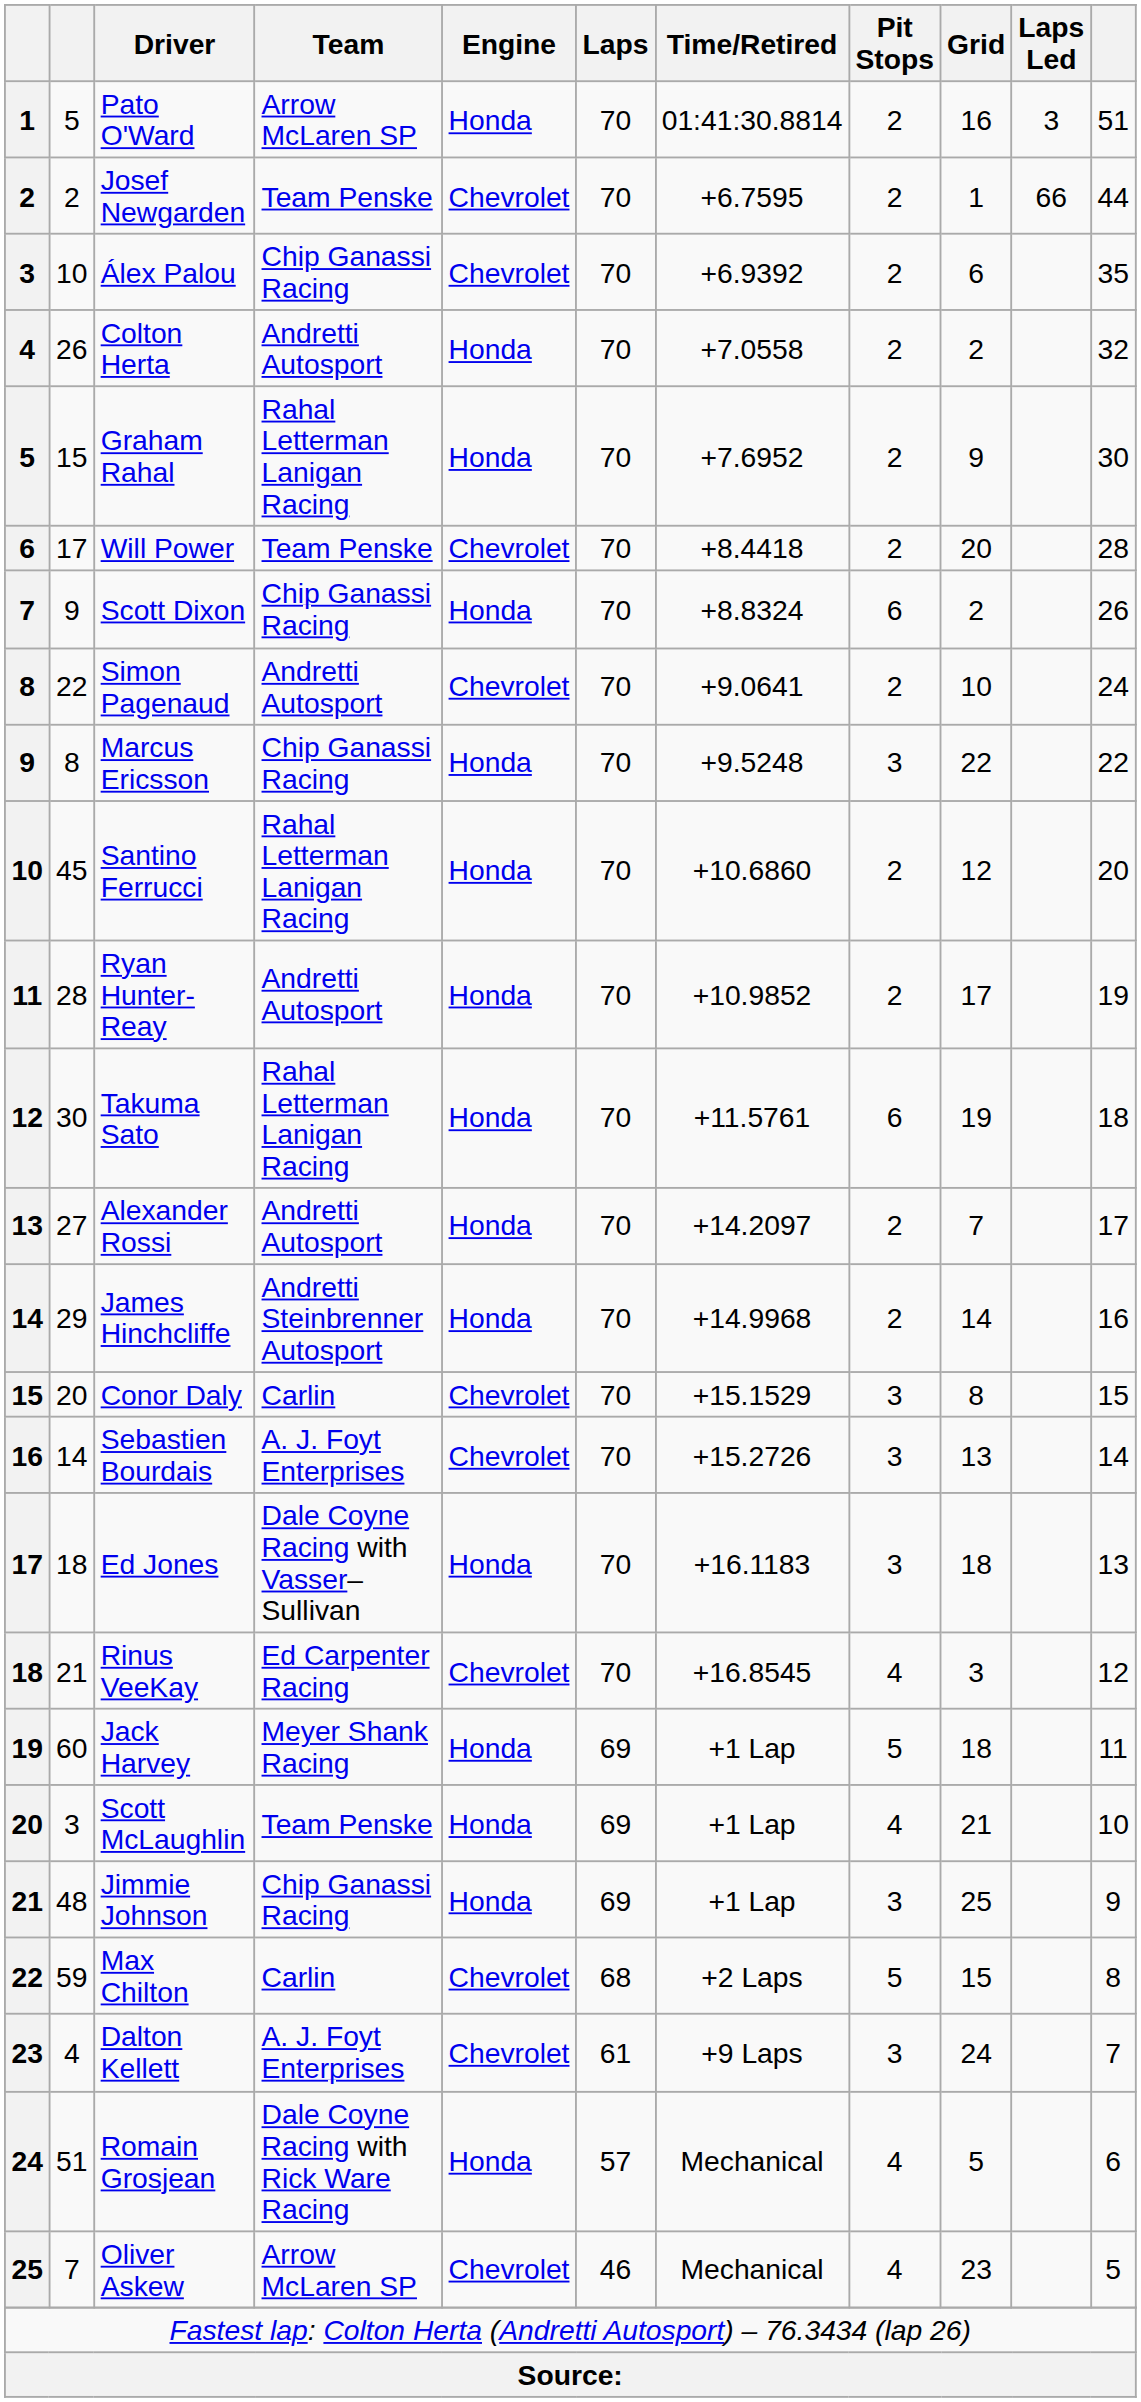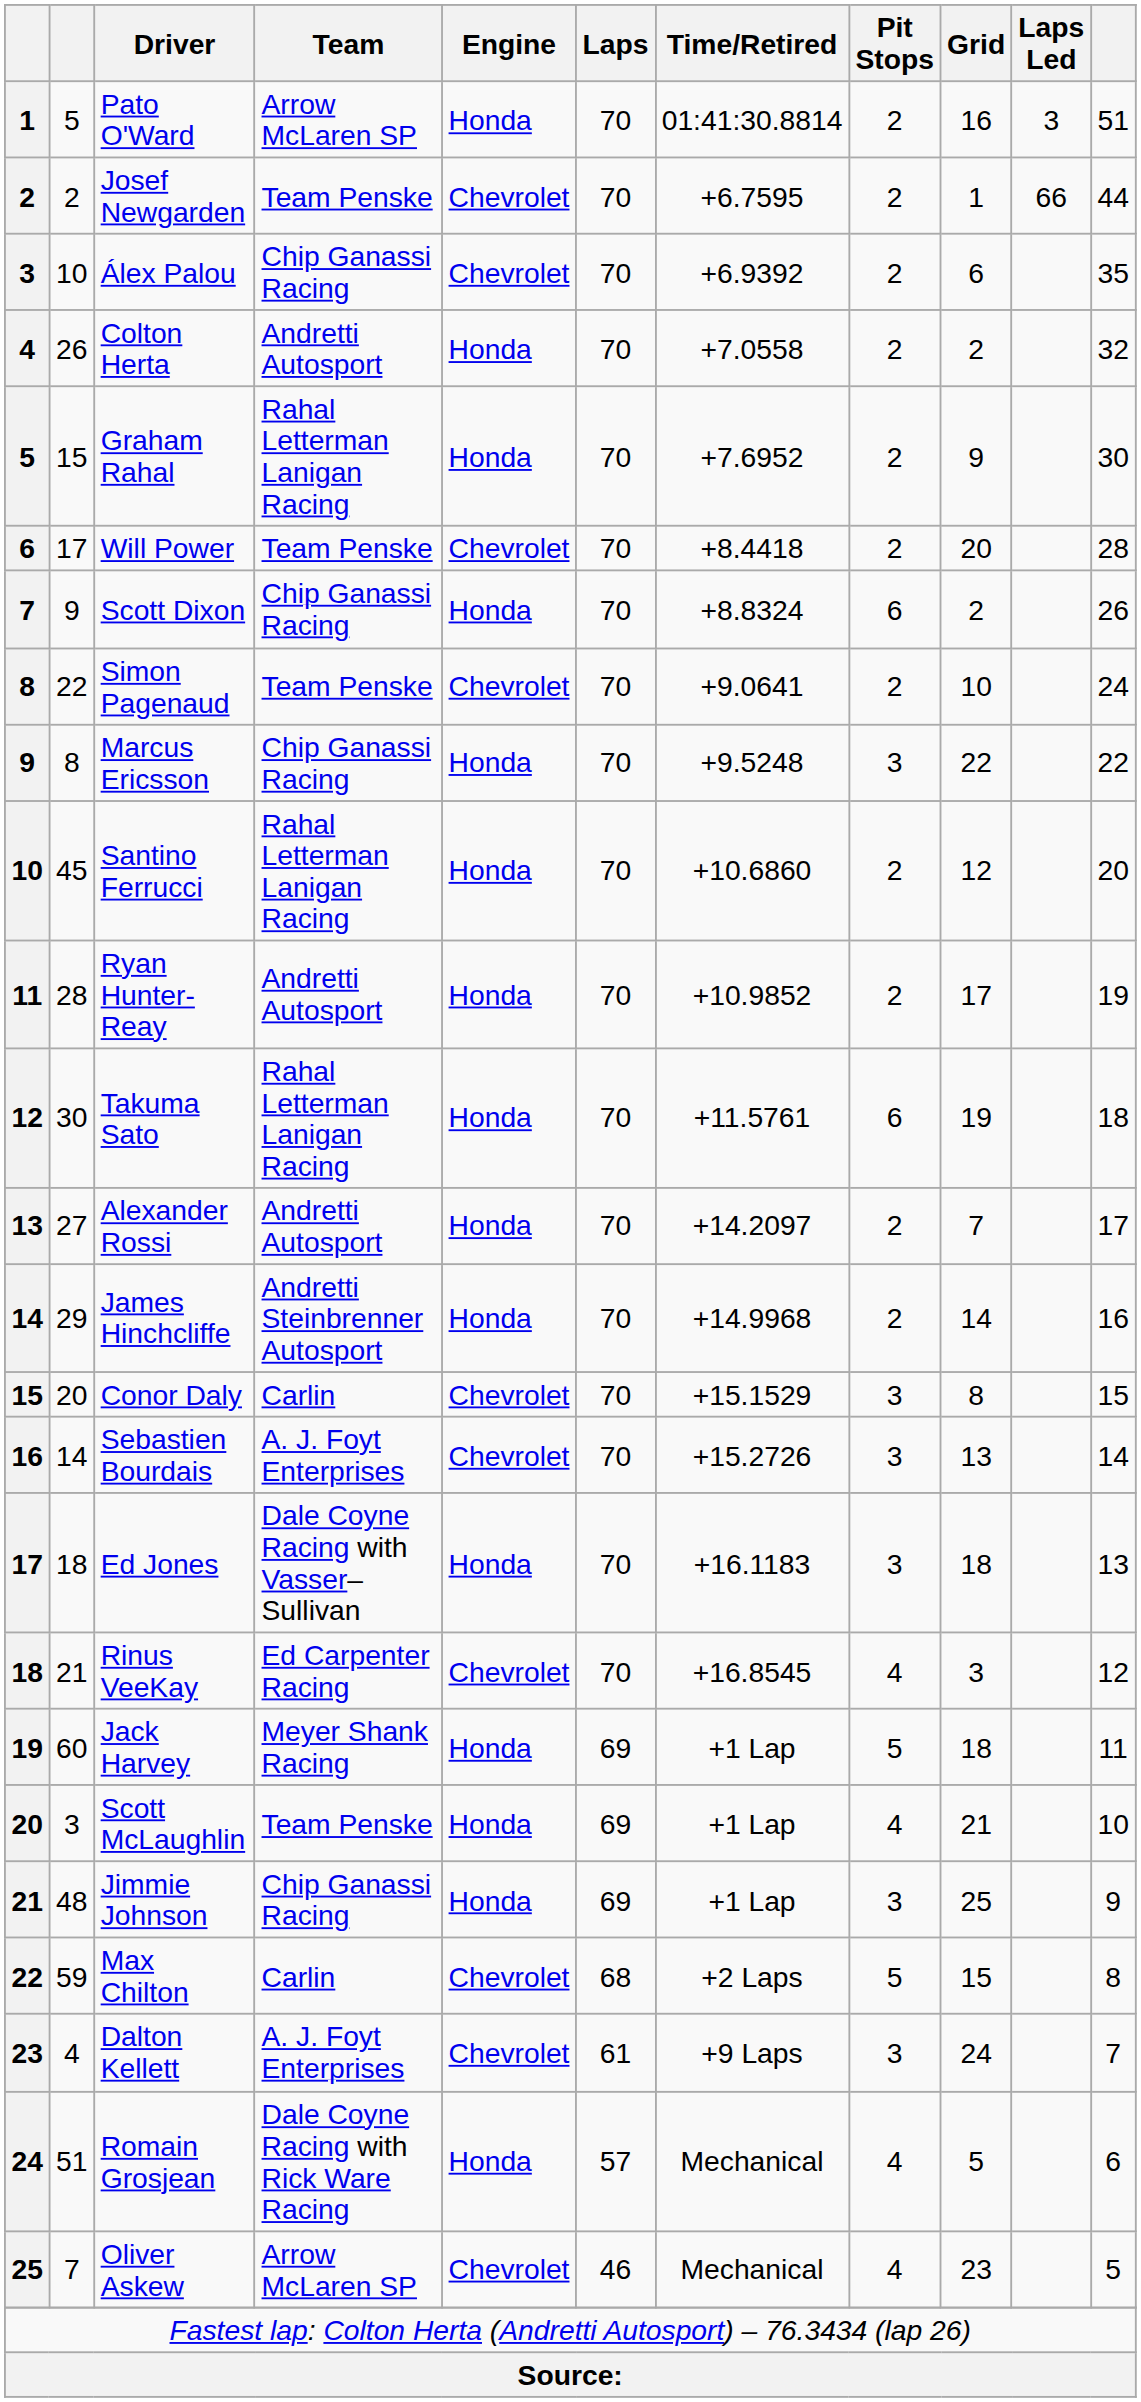(322, 686) Andretti Autosport -> (347, 686) Team Penske
